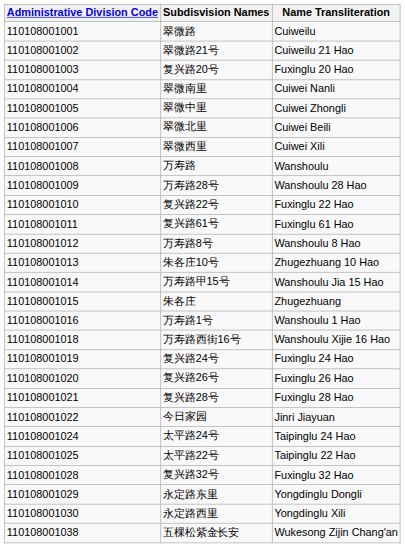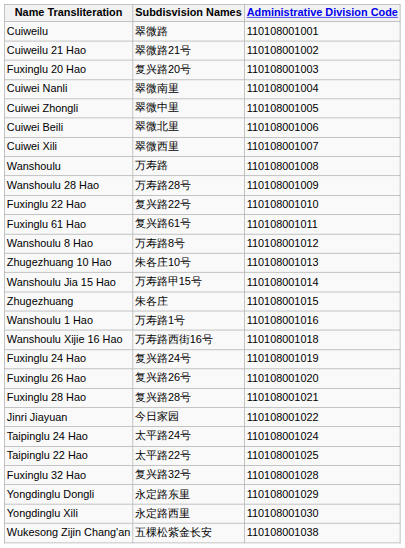columns swapped: (82, 13) <-> (336, 13)
